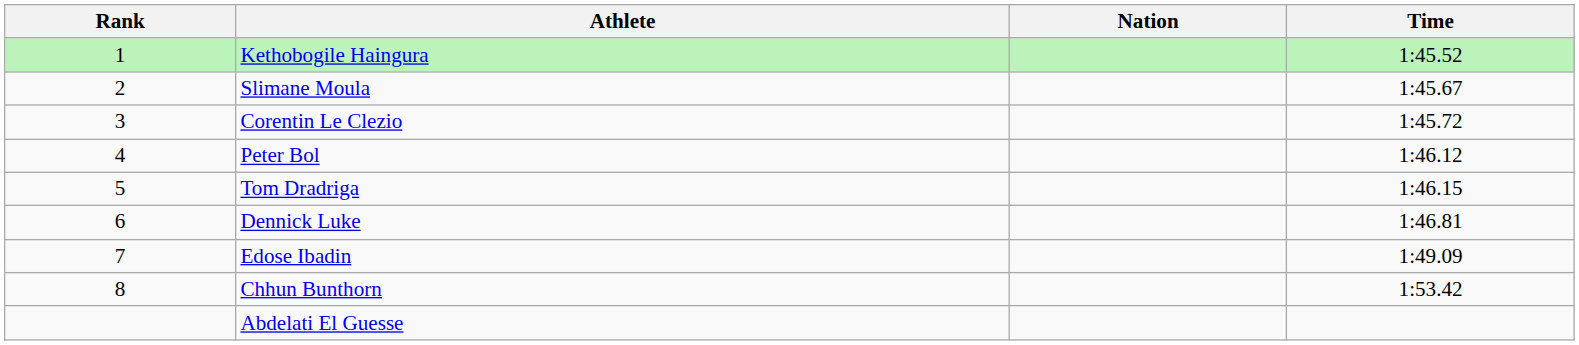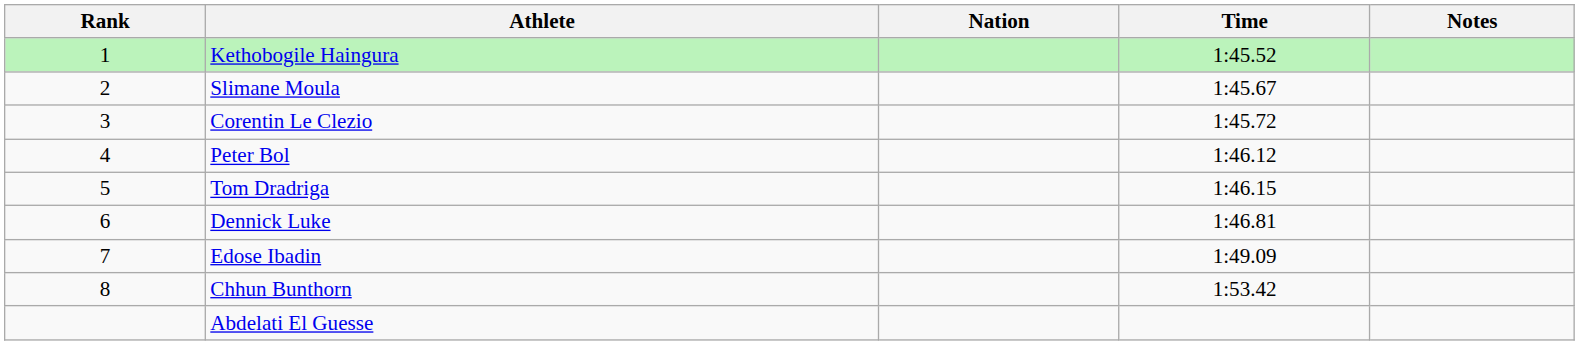+ column: (1472, 21)
